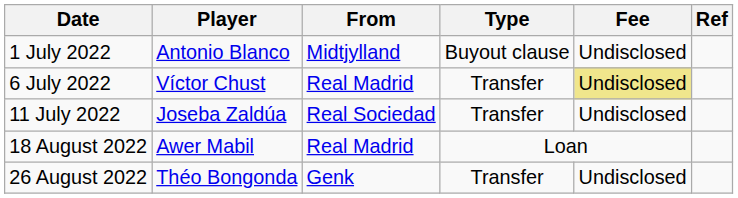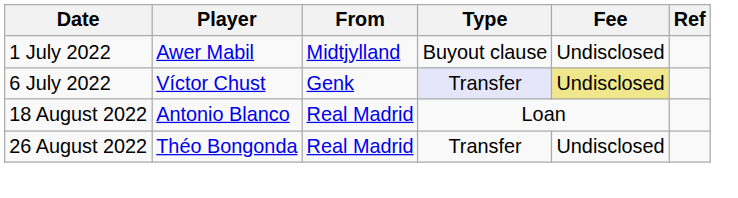(223, 51) Antonio Blanco -> (205, 51) Awer Mabil
(360, 83) Real Madrid -> (330, 83) Genk
(507, 83) no background -> (485, 83) lavender background
- row: (65, 114)
(205, 146) Awer Mabil -> (223, 114) Antonio Blanco
(330, 177) Genk -> (360, 146) Real Madrid
